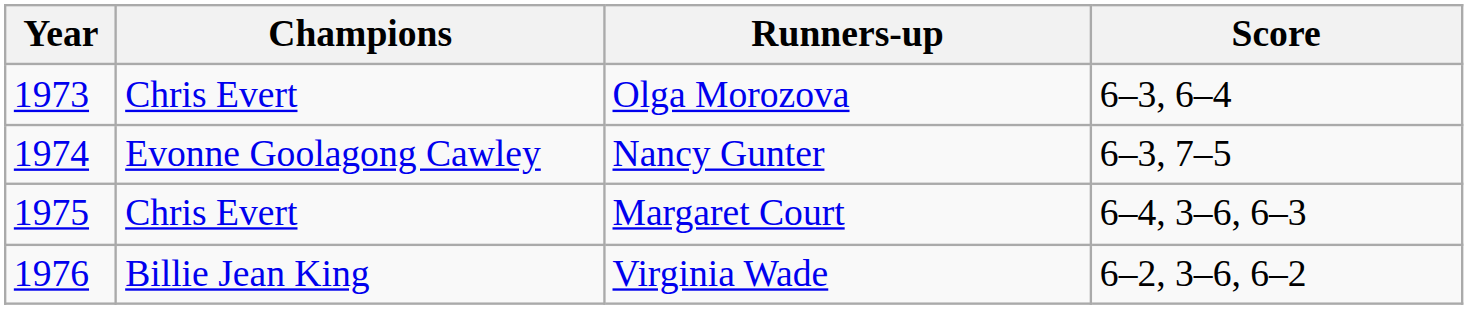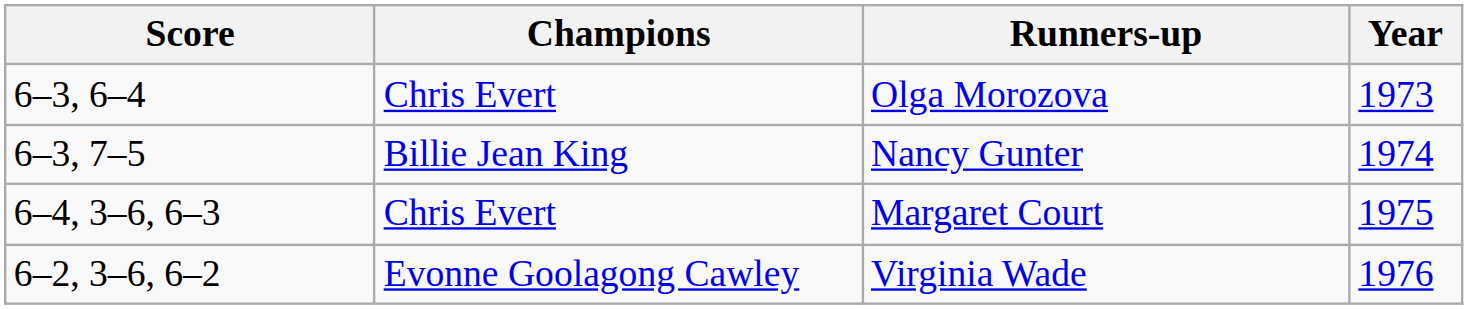columns swapped: (61, 34) <-> (1276, 34)
(333, 153) Evonne Goolagong Cawley -> (506, 153) Billie Jean King
(247, 272) Billie Jean King -> (591, 272) Evonne Goolagong Cawley
